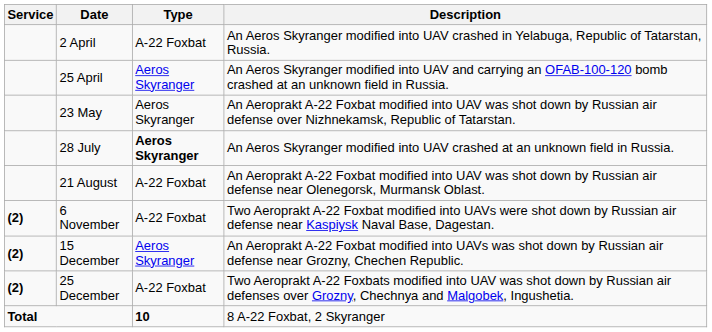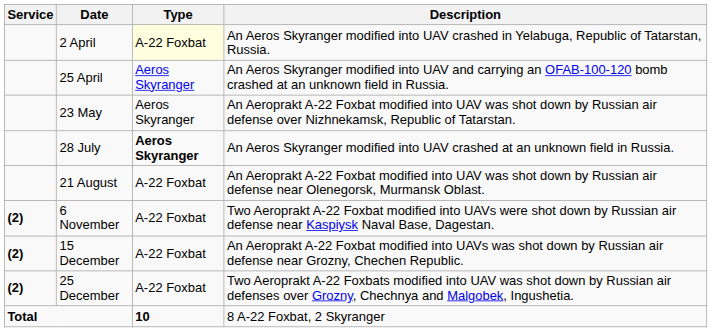(171, 42) no background -> (171, 42) lightyellow background
(165, 253) Aeros Skyranger -> (171, 253) A-22 Foxbat
